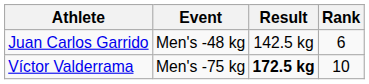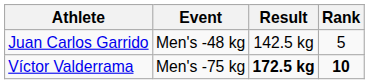(341, 42) 6 -> (341, 42) 5
(341, 67) normal -> (341, 67) bold
